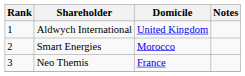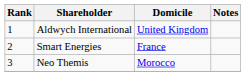(156, 46) Morocco -> (151, 46) France
(151, 63) France -> (156, 63) Morocco
